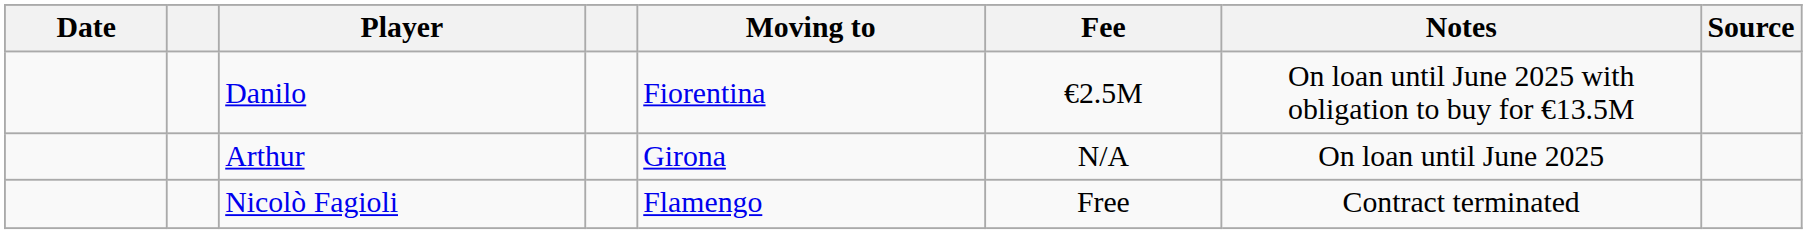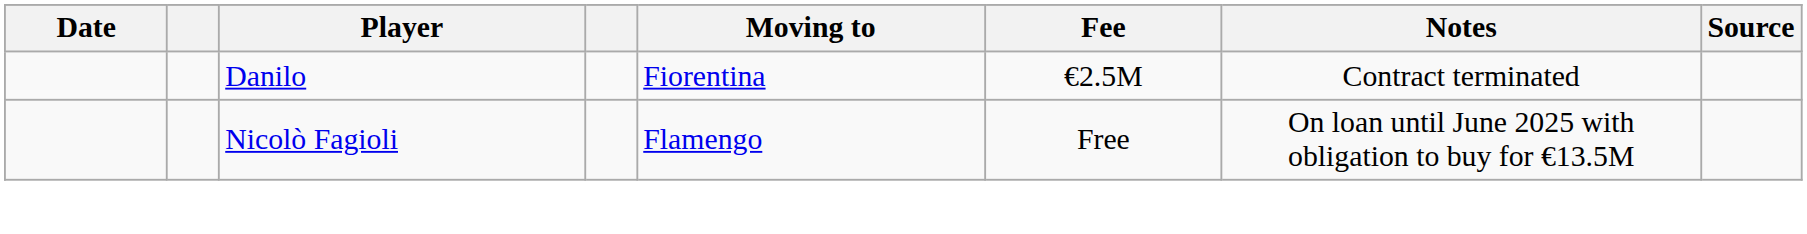(1461, 92) On loan until June 2025 with obligation to buy for €13.5M -> (1461, 75) Contract terminated
- row: (265, 155)
(1461, 203) Contract terminated -> (1461, 139) On loan until June 2025 with obligation to buy for €13.5M
